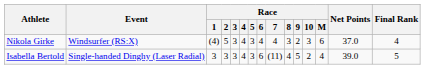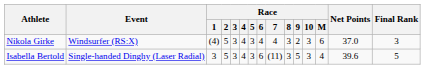(396, 42) 4 -> (396, 42) 3
(226, 57) 3 -> (226, 57) 5
(289, 57) 4 -> (289, 57) 3
(309, 57) 2 -> (309, 57) 3
(350, 57) 39.0 -> (350, 57) 39.6
